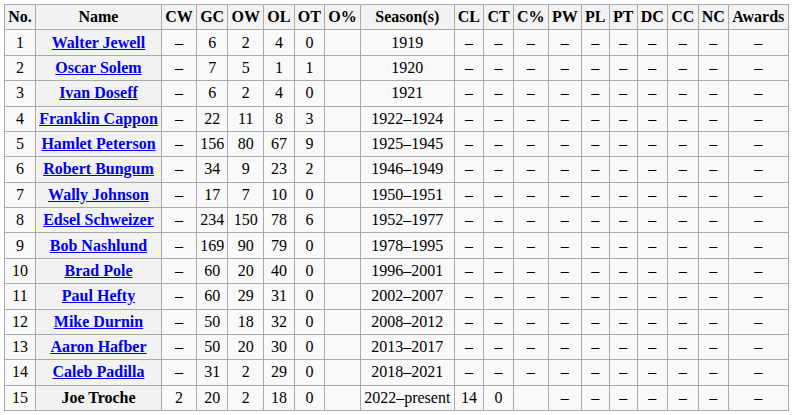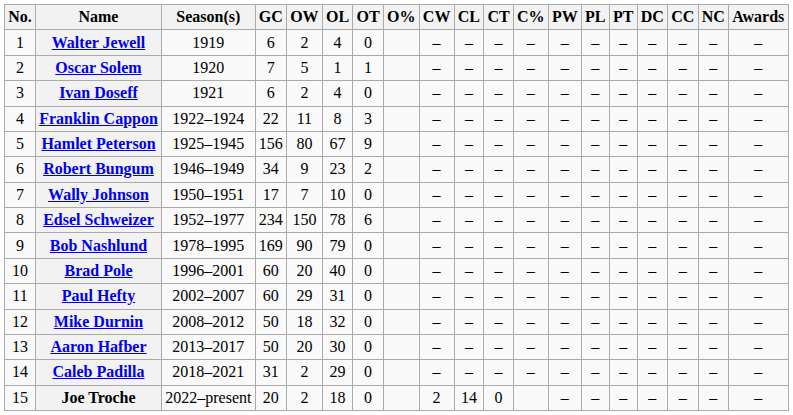columns swapped: (407, 17) <-> (179, 17)
